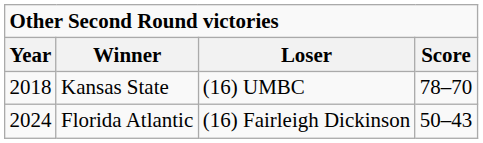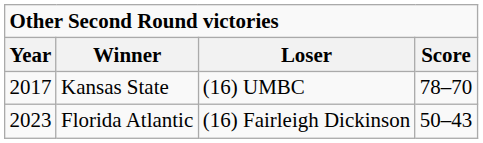(30, 87) 2018 -> (30, 87) 2017
(30, 120) 2024 -> (30, 120) 2023
